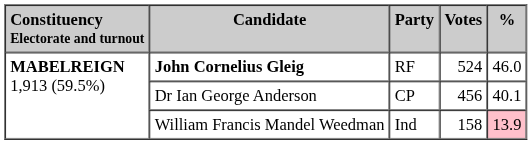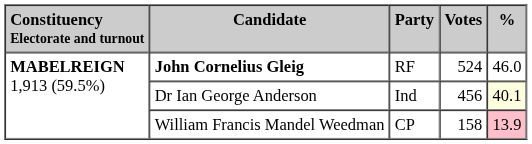(405, 95) CP -> (406, 95) Ind
(507, 95) no background -> (507, 95) lightyellow background
(406, 124) Ind -> (405, 124) CP
